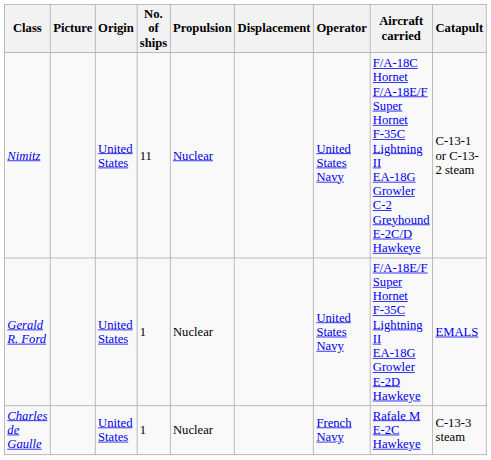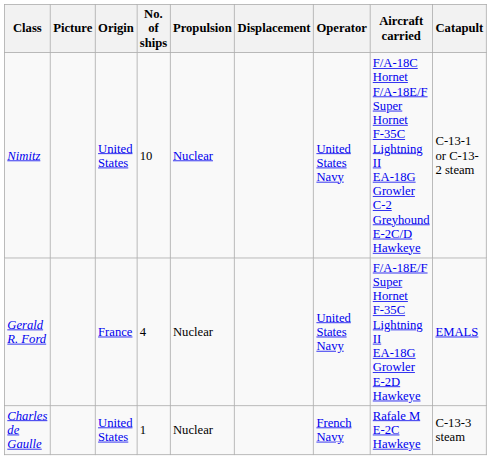(146, 155) 11 -> (146, 155) 10
(115, 331) United States -> (115, 331) France
(143, 331) 1 -> (143, 331) 4
